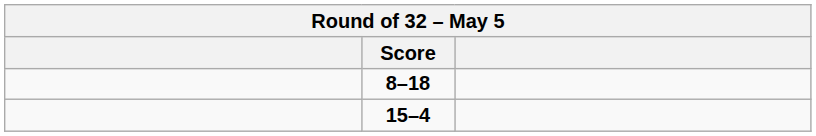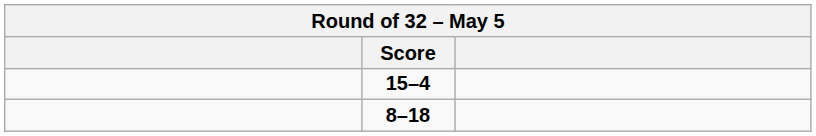rows swapped: (408, 84) <-> (408, 116)
